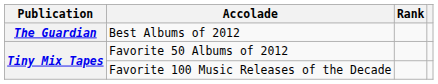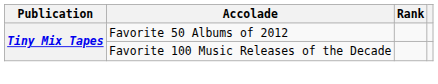- row: (174, 32)
